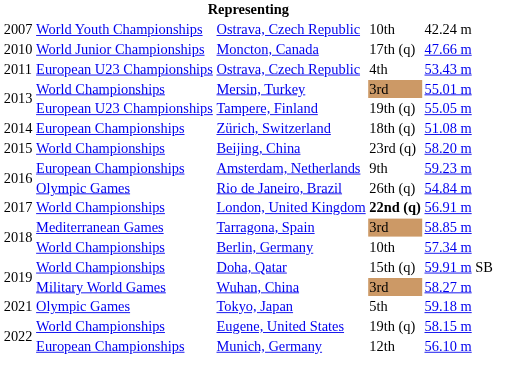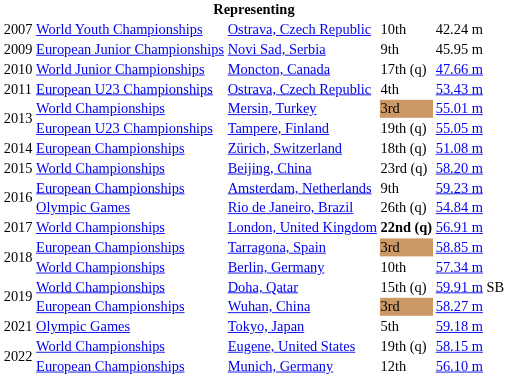+ row: (18, 49)
(100, 227) Mediterranean Games -> (110, 247) European Championships
(101, 287) Military World Games -> (110, 306) European Championships
